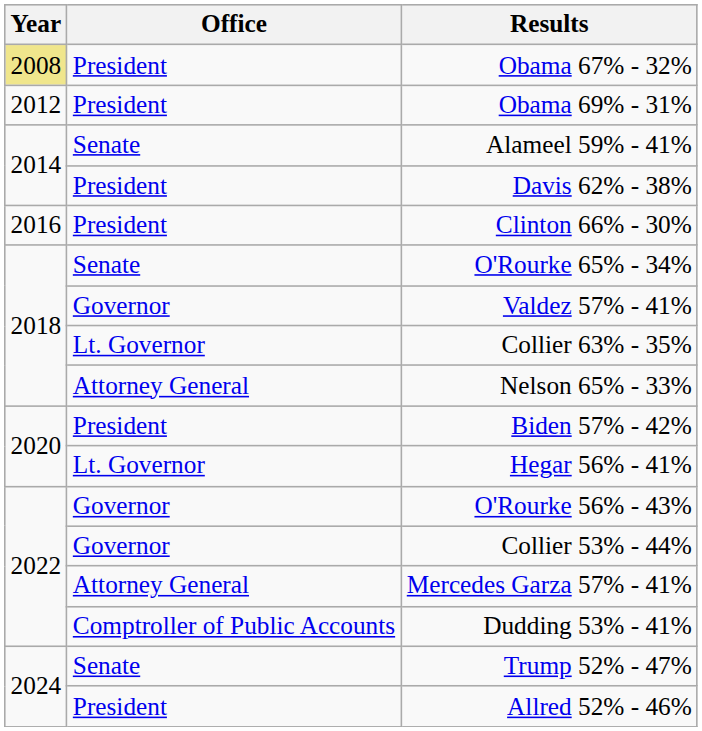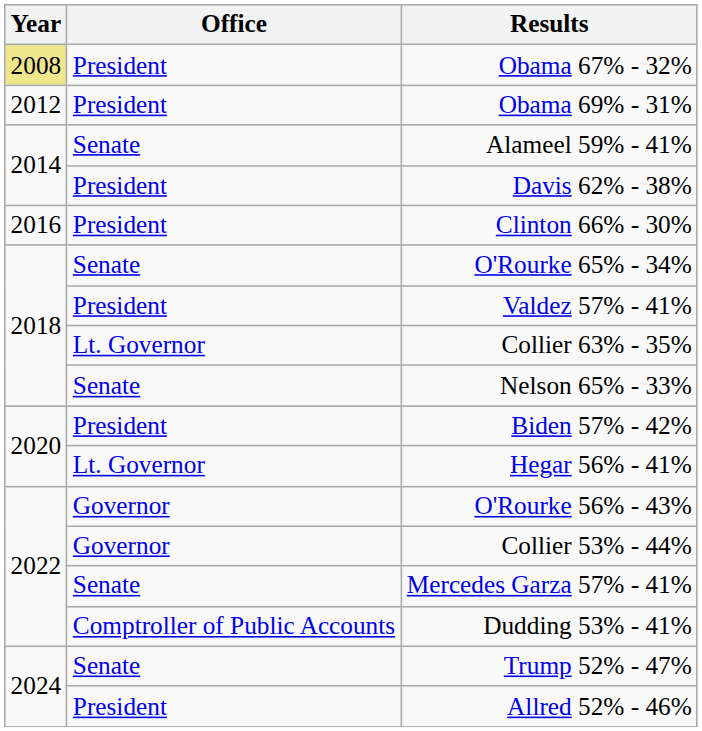(121, 305) Governor -> (120, 305) President
(161, 385) Attorney General -> (107, 385) Senate
(161, 585) Attorney General -> (107, 585) Senate
